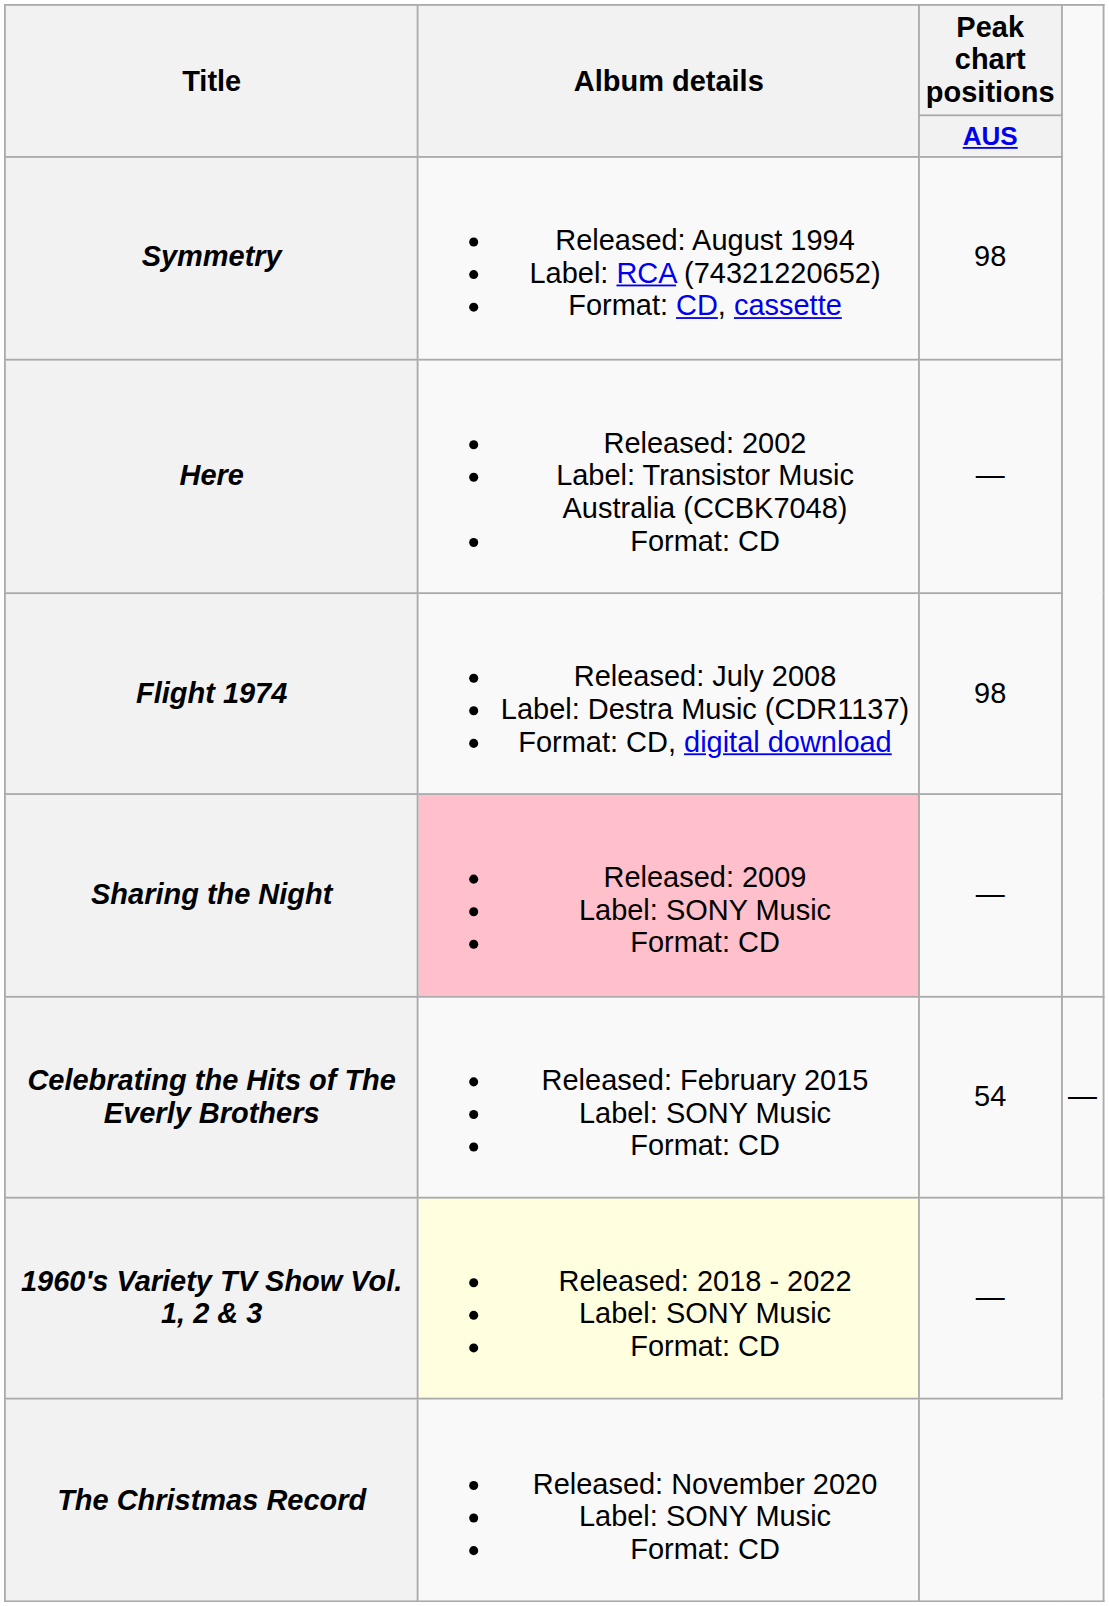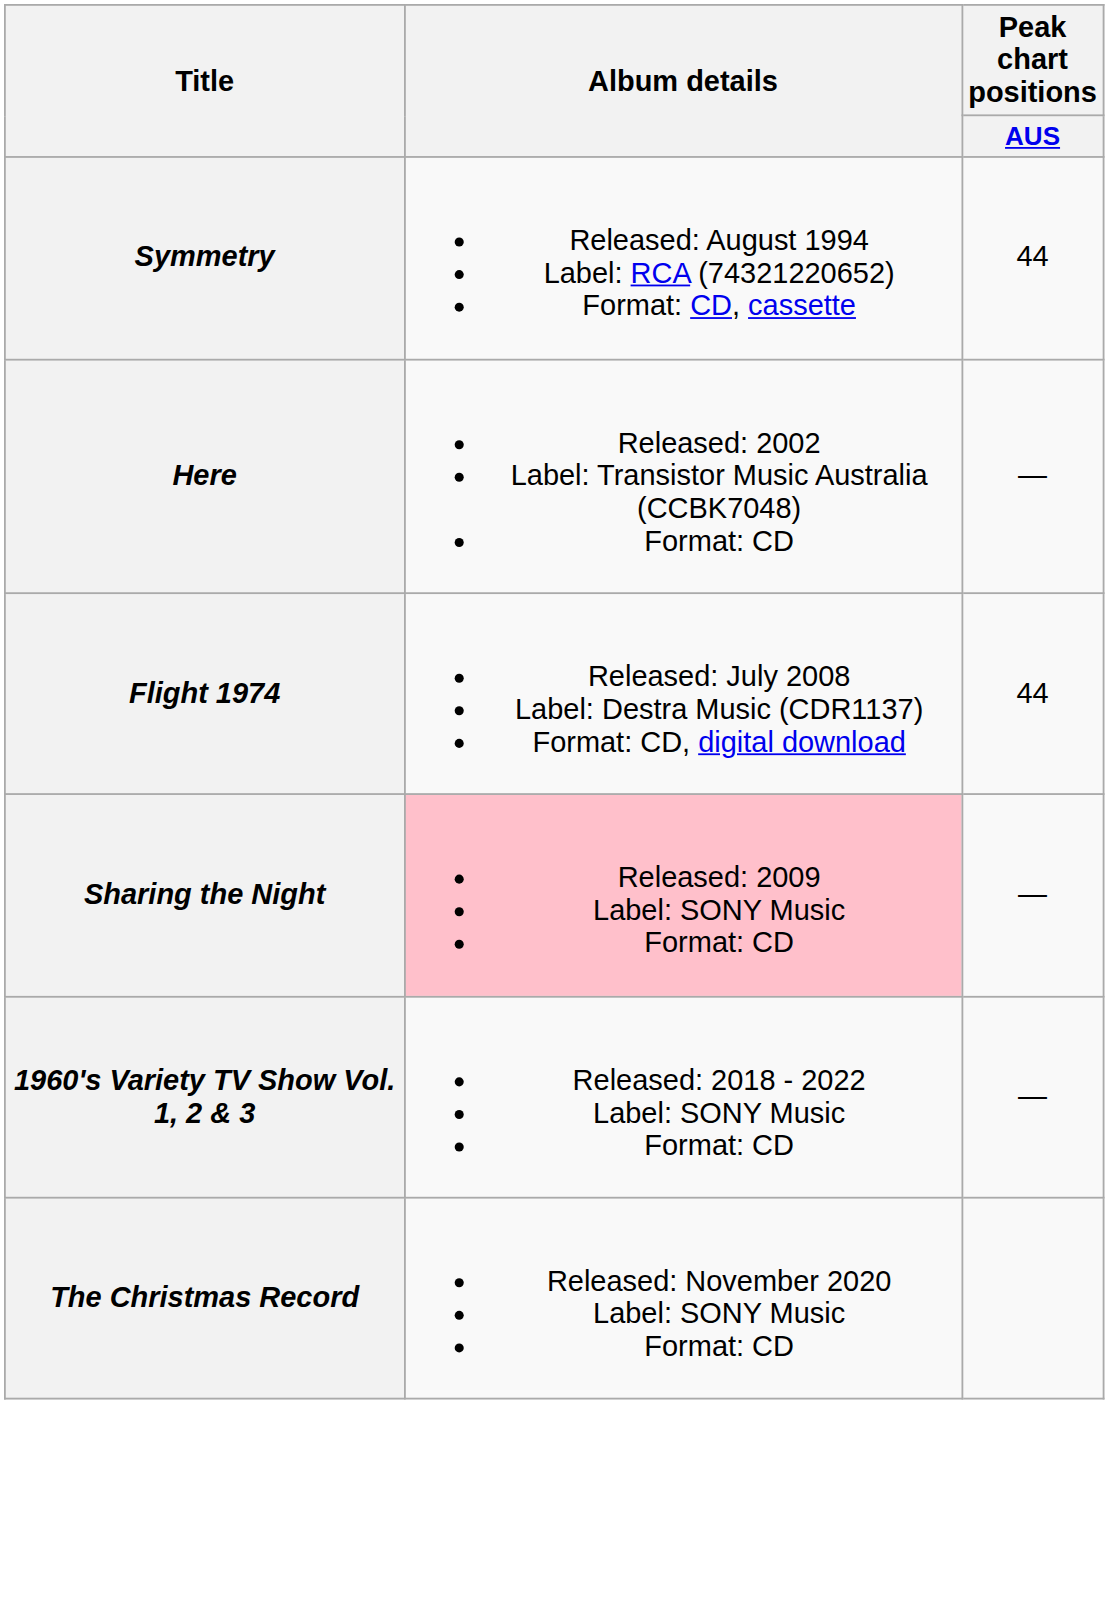(990, 257) 98 -> (1033, 257) 44
(990, 693) 98 -> (1033, 693) 44
- row: (212, 1096)
(669, 1315) lightyellow background -> (683, 1113) no background
